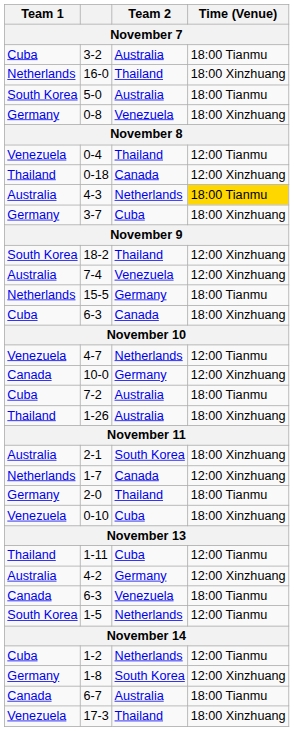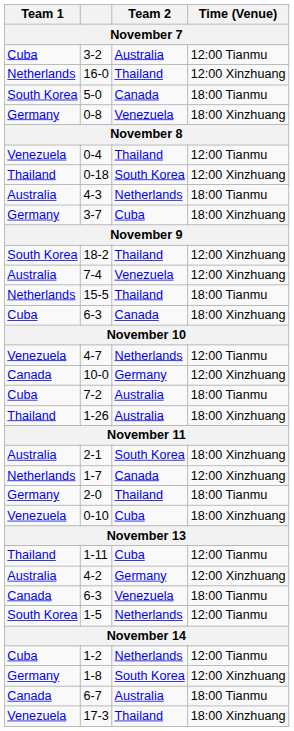(229, 54) 18:00 Tianmu -> (229, 54) 12:00 Tianmu
(238, 74) 18:00 Xinzhuang -> (238, 74) 12:00 Xinzhuang
(139, 94) Australia -> (137, 94) Canada
(137, 174) Canada -> (150, 174) South Korea
(229, 194) gold background -> (229, 194) no background
(141, 295) Germany -> (139, 295) Thailand
